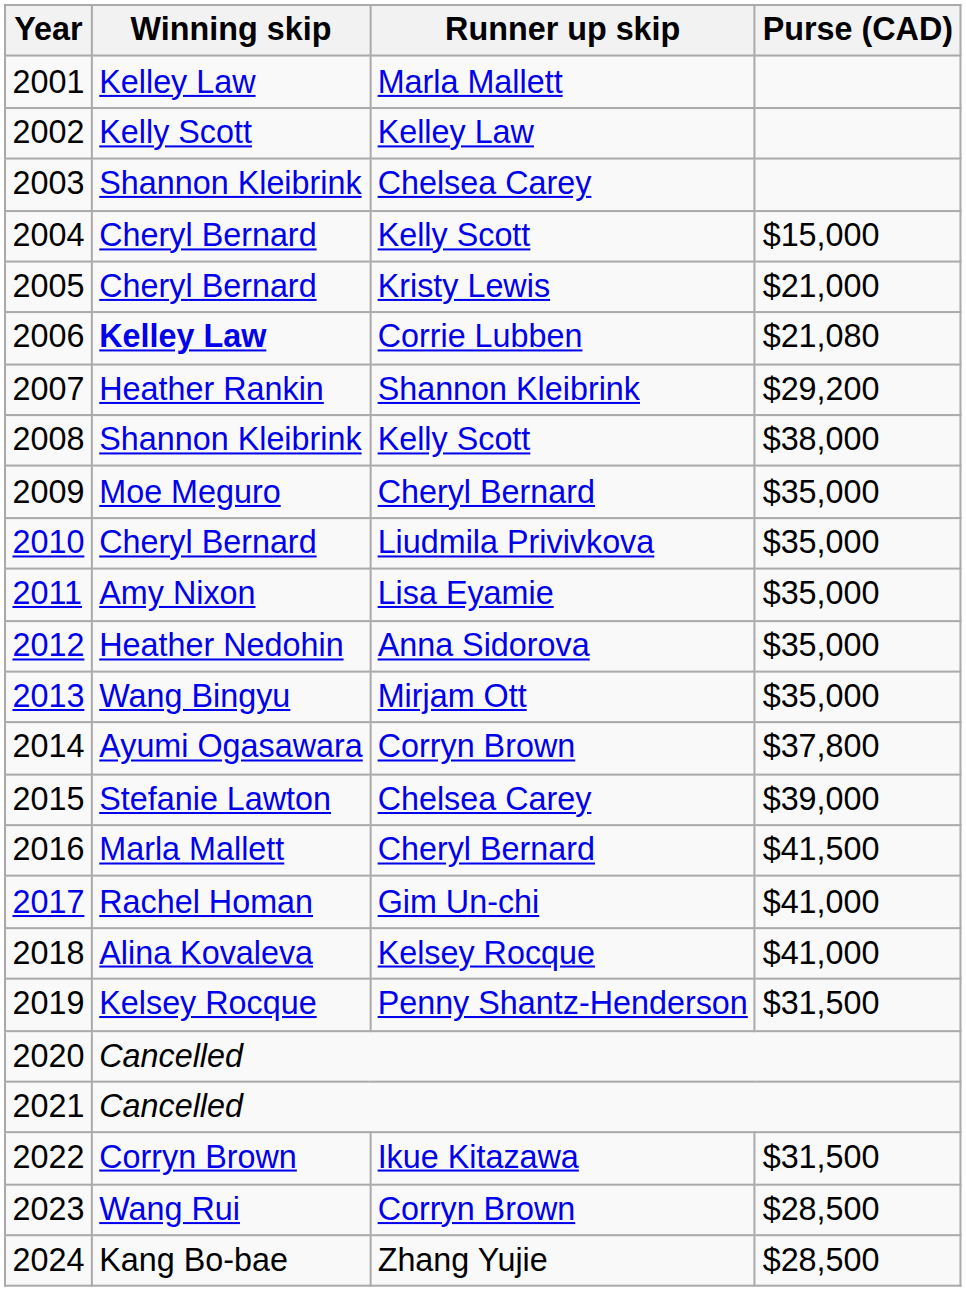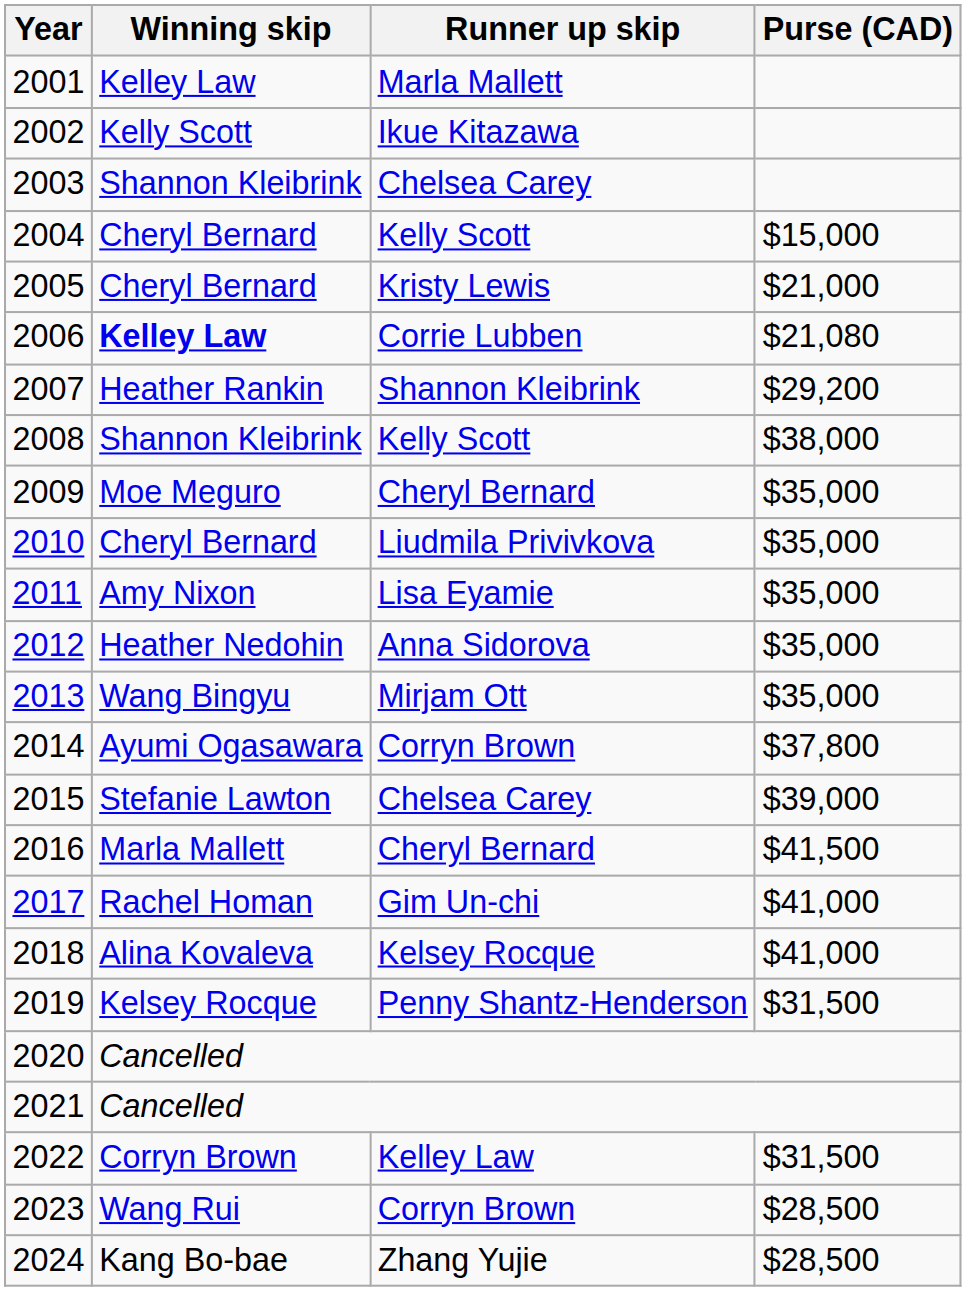(456, 132) Kelley Law -> (478, 132) Ikue Kitazawa
(478, 1157) Ikue Kitazawa -> (456, 1157) Kelley Law
